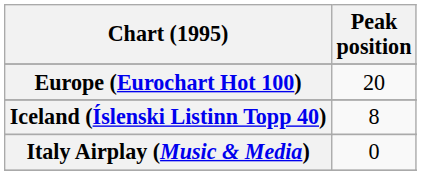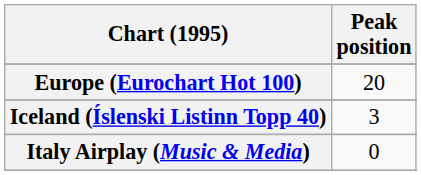(374, 116) 8 -> (374, 116) 3
